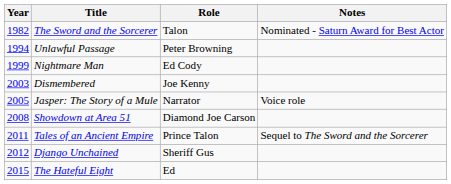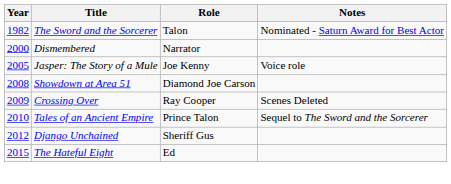- row: (74, 48)
- row: (69, 65)
(18, 83) 2003 -> (18, 48) 2000
(186, 83) Joe Kenny -> (181, 48) Narrator
(181, 100) Narrator -> (186, 65) Joe Kenny
+ row: (66, 100)
(18, 135) 2011 -> (18, 118) 2010
